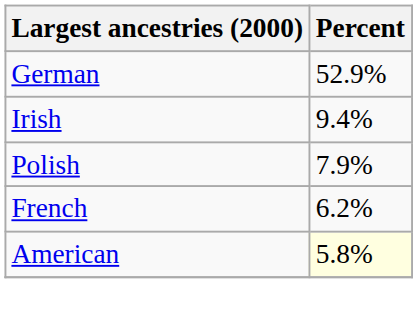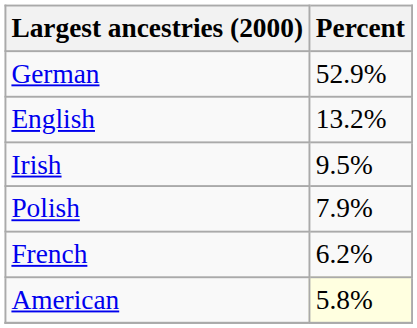+ row: (53, 118)
(344, 118) 9.4% -> (344, 163) 9.5%
